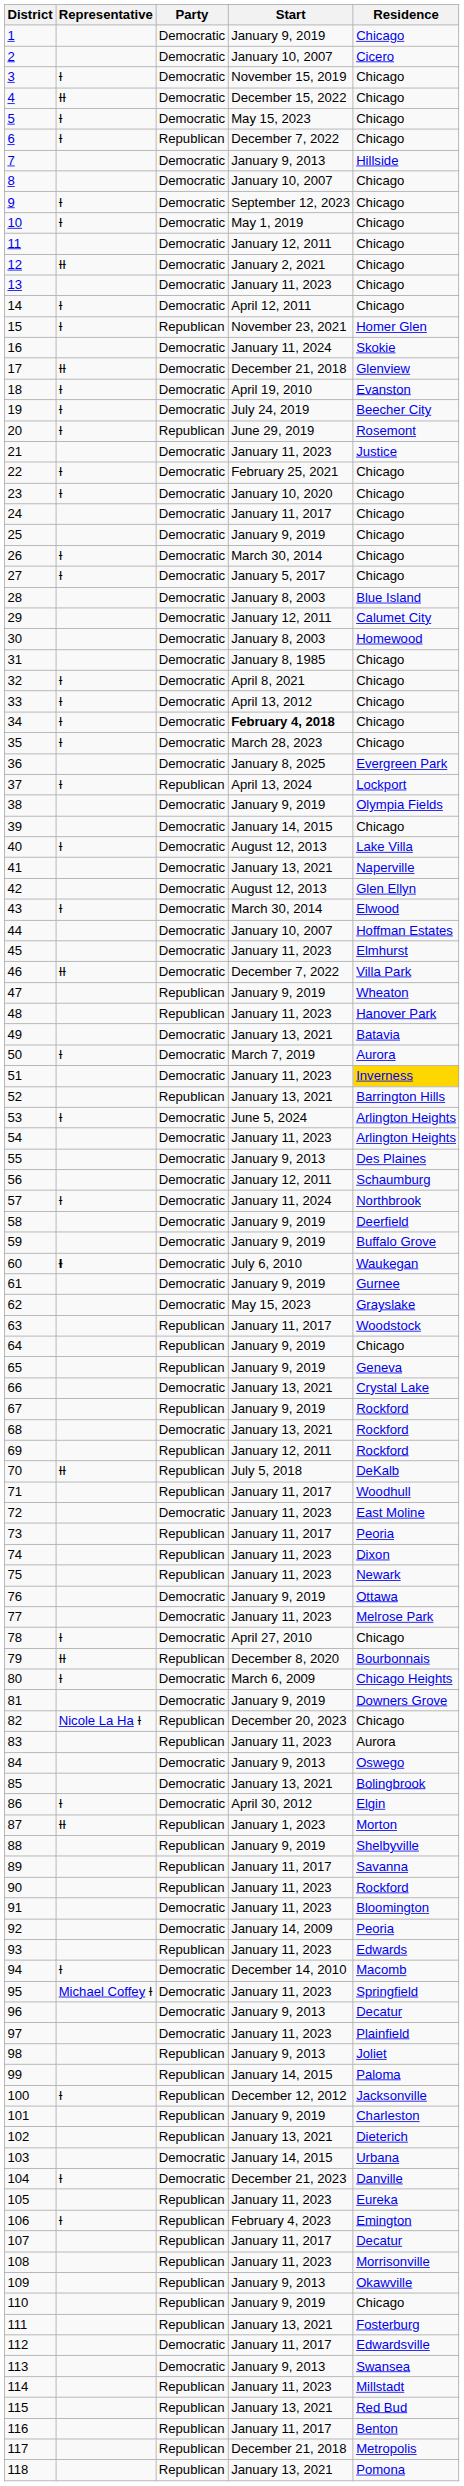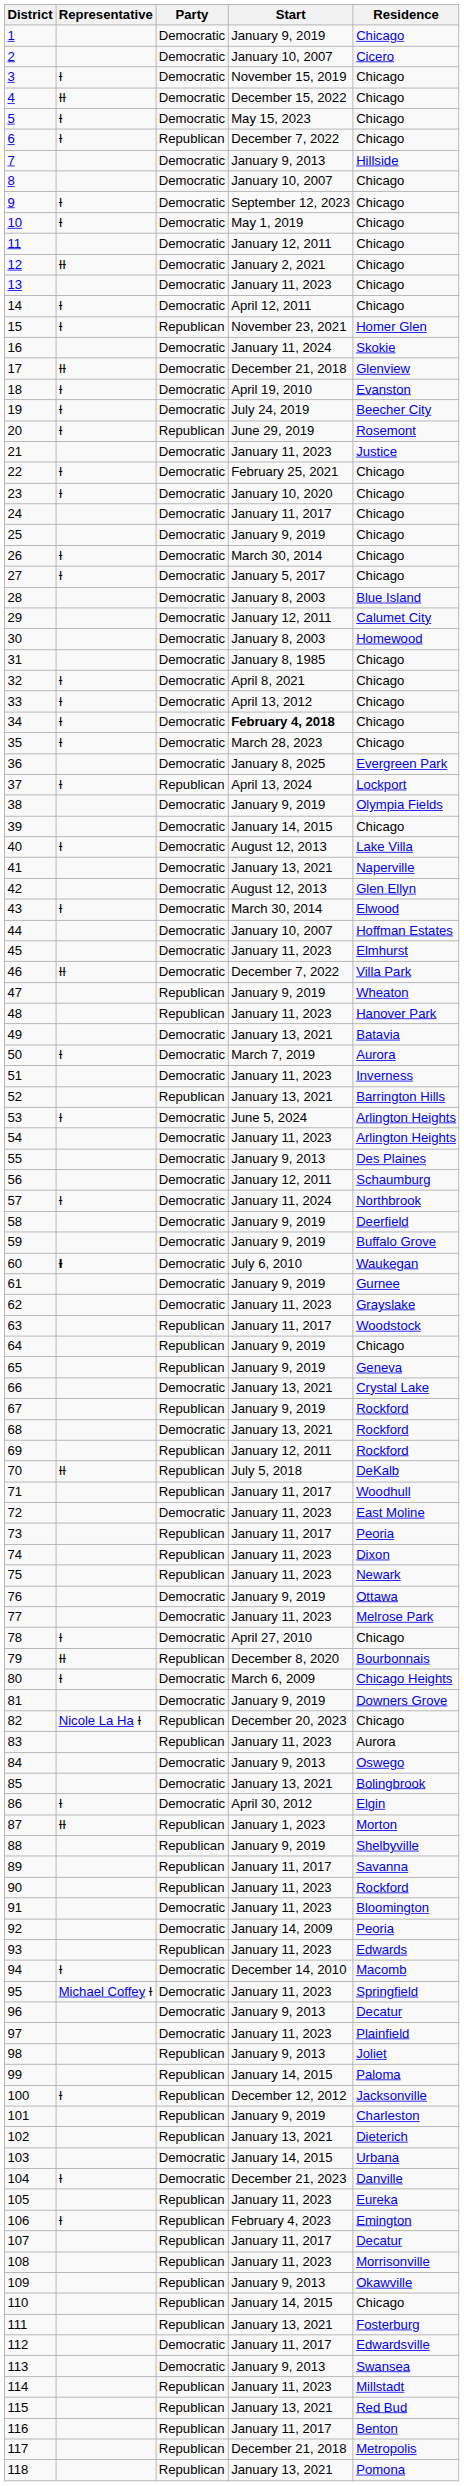(385, 1076) gold background -> (385, 1076) no background
(271, 1304) May 15, 2023 -> (281, 1304) January 11, 2023
(278, 2303) January 9, 2019 -> (282, 2303) January 14, 2015
